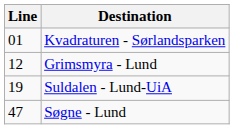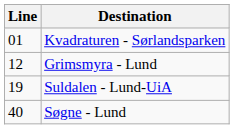(15, 111) 47 -> (15, 111) 40
